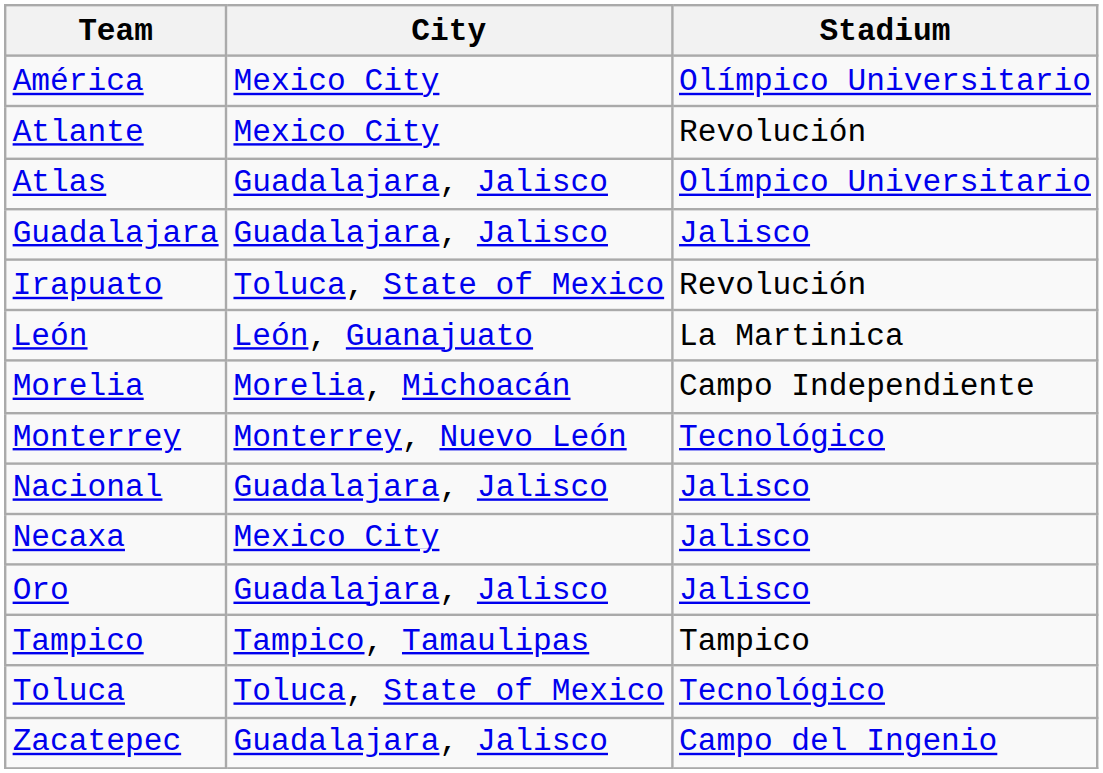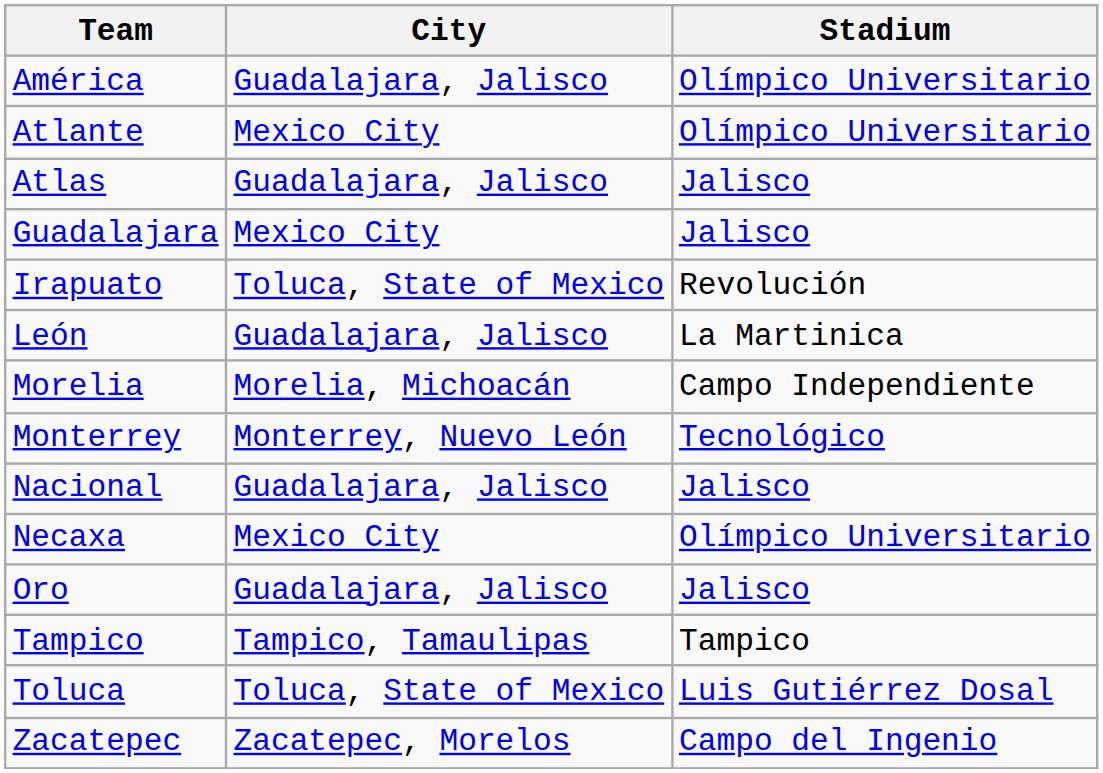(336, 81) Mexico City -> (421, 81) Guadalajara, Jalisco
(773, 132) Revolución -> (885, 132) Olímpico Universitario
(885, 183) Olímpico Universitario -> (745, 183) Jalisco
(421, 234) Guadalajara, Jalisco -> (336, 234) Mexico City
(383, 336) León, Guanajuato -> (421, 336) Guadalajara, Jalisco
(745, 539) Jalisco -> (885, 539) Olímpico Universitario
(782, 692) Tecnológico -> (866, 692) Luis Gutiérrez Dosal
(421, 743) Guadalajara, Jalisco -> (402, 743) Zacatepec, Morelos
